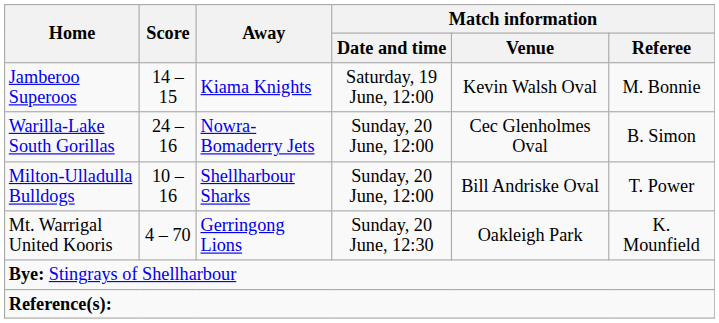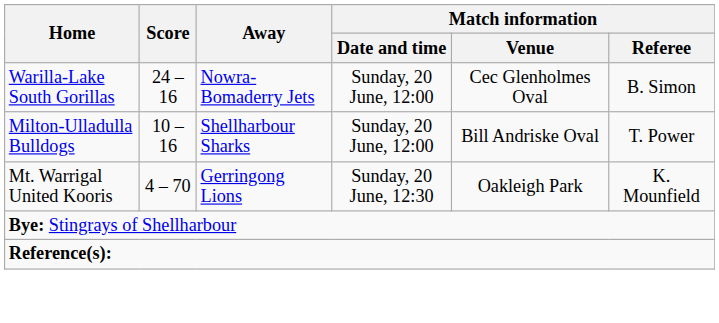- row: (44, 87)
